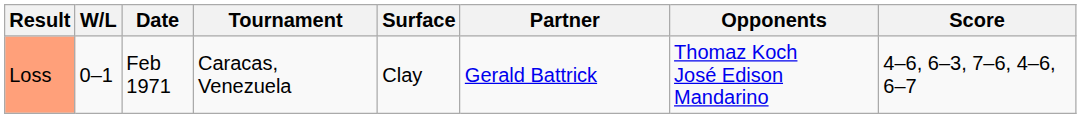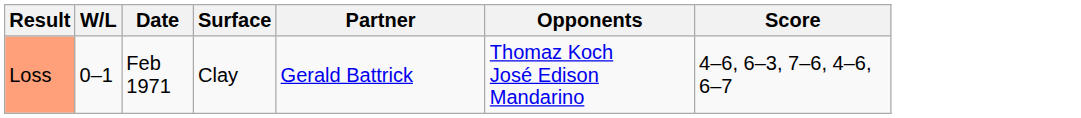- column: (286, 20)
